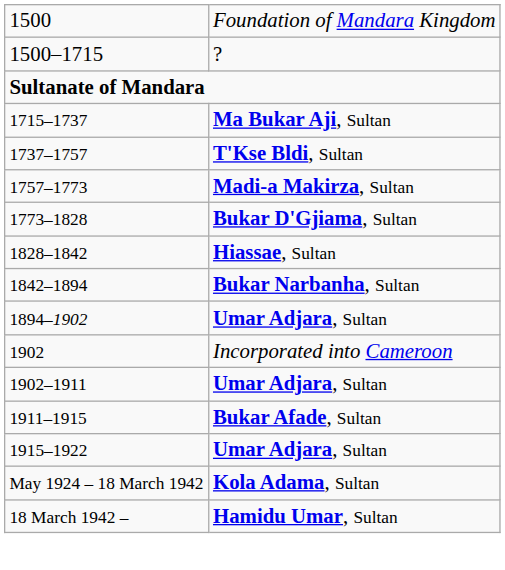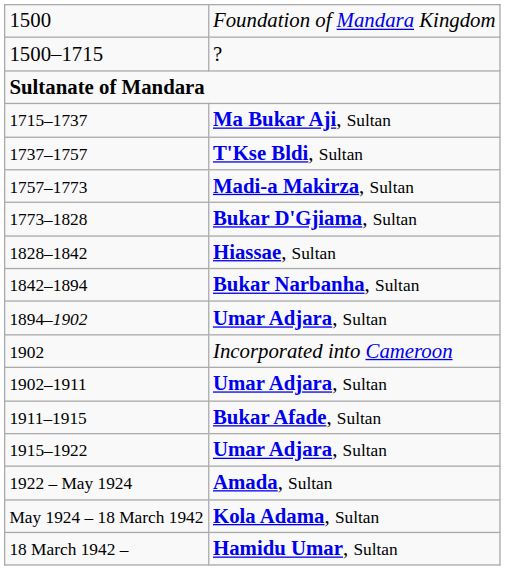+ row: (71, 484)
